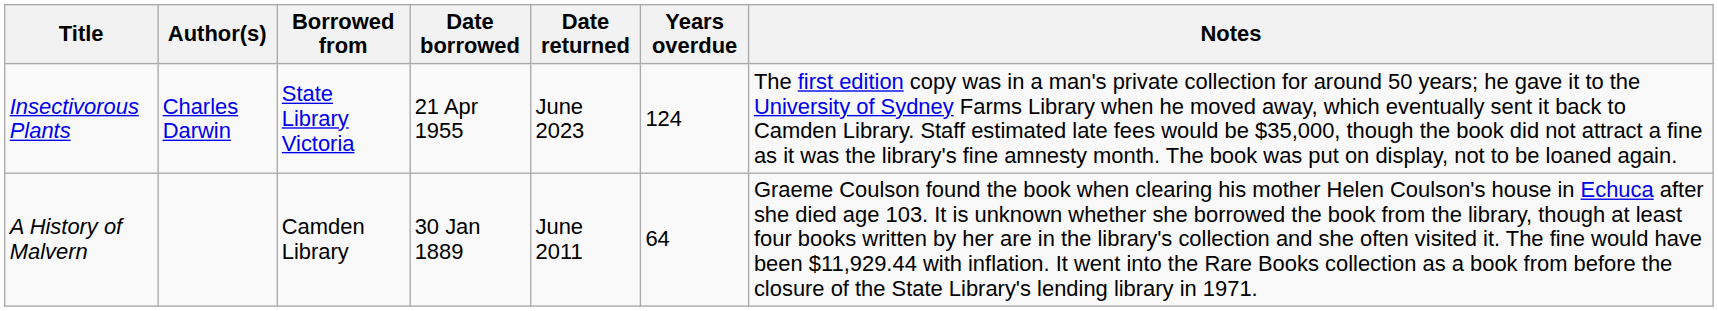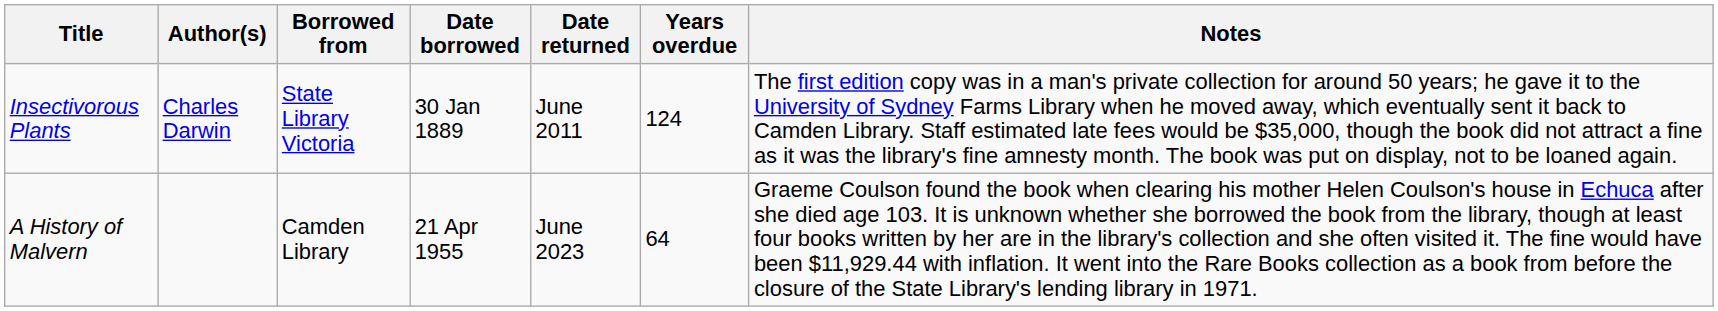(446, 118) 21 Apr 1955 -> (448, 118) 30 Jan 1889
(560, 118) June 2023 -> (559, 118) June 2011
(448, 239) 30 Jan 1889 -> (446, 239) 21 Apr 1955
(559, 239) June 2011 -> (560, 239) June 2023
